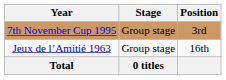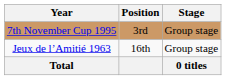columns swapped: (148, 13) <-> (199, 13)
